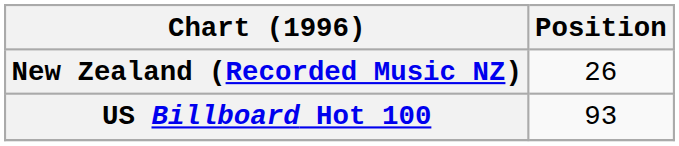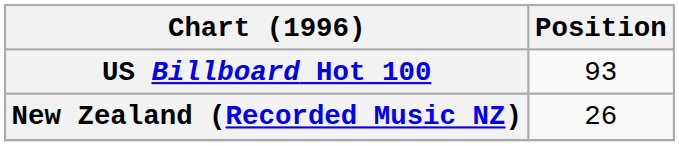rows swapped: (267, 72) <-> (267, 117)
